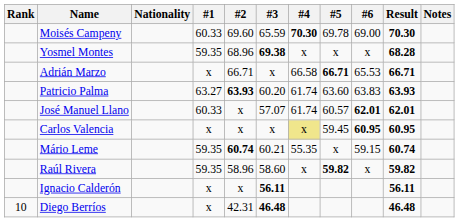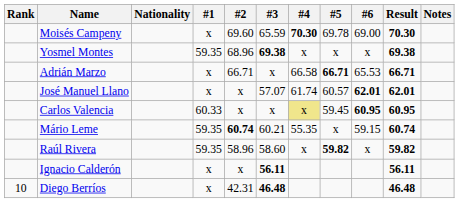(209, 33) 60.33 -> (209, 33) x
(402, 52) 68.28 -> (402, 52) 69.38
- row: (74, 91)
(209, 110) 60.33 -> (209, 91) x
(209, 130) x -> (209, 110) 60.33
